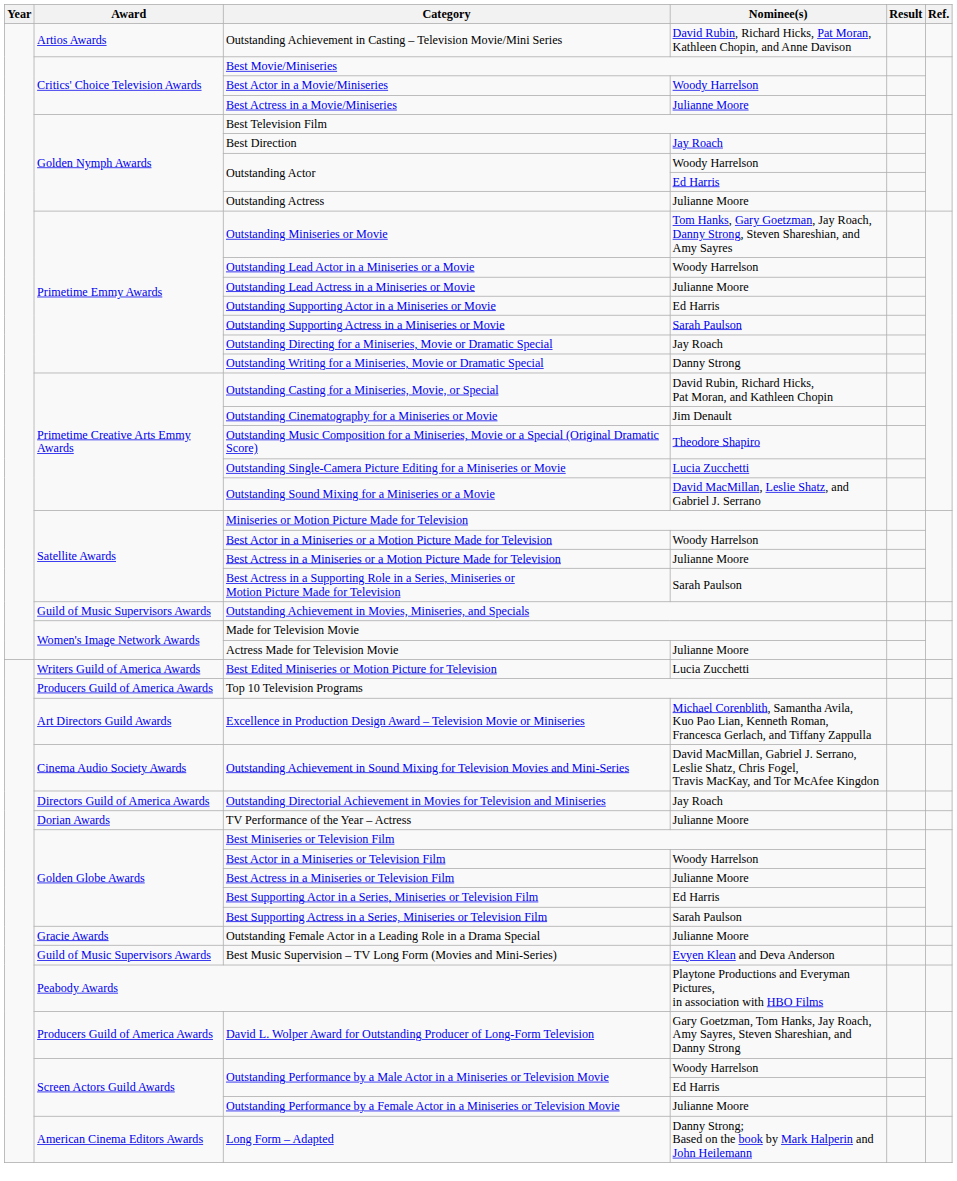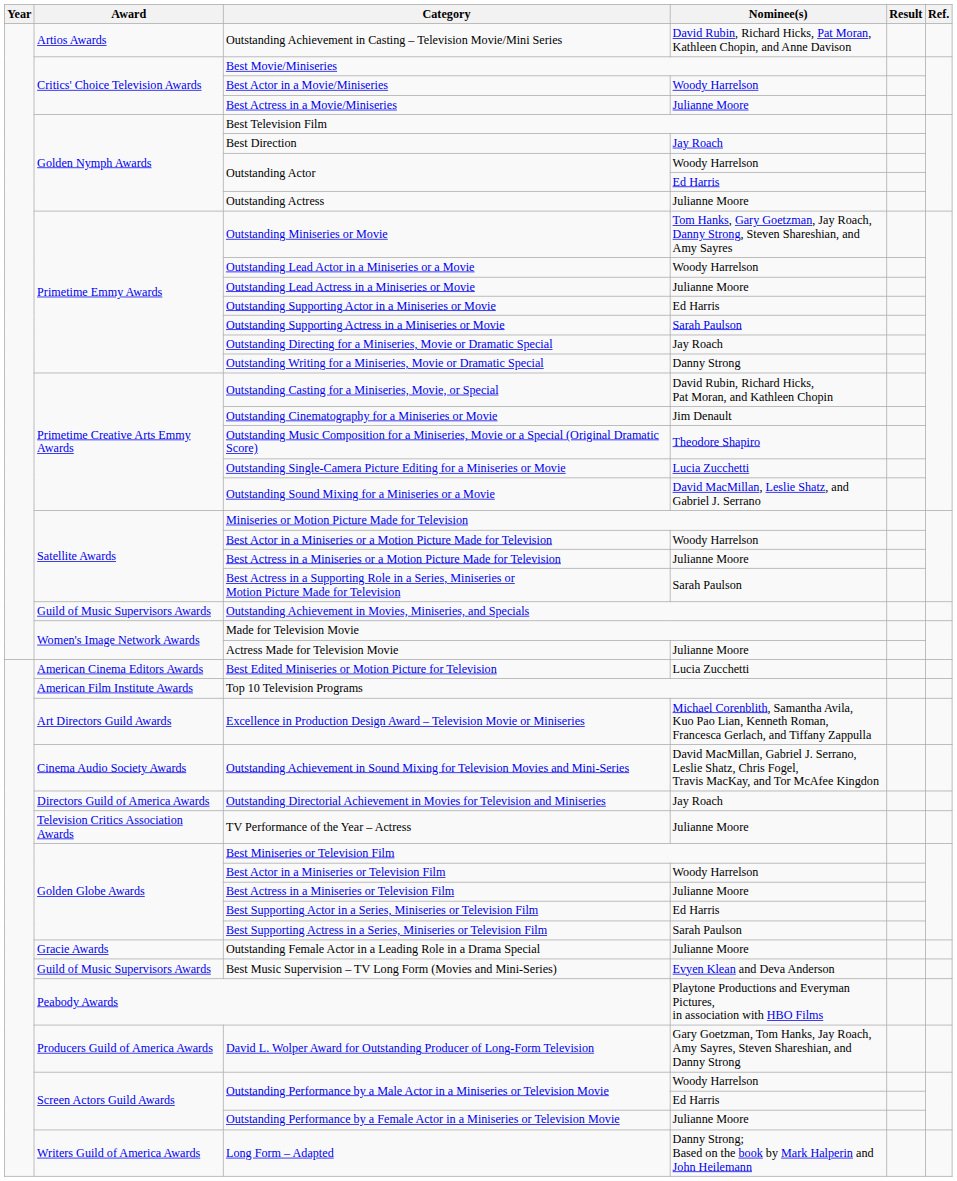(119, 669) Writers Guild of America Awards -> (120, 669) American Cinema Editors Awards
(125, 688) Producers Guild of America Awards -> (115, 688) American Film Institute Awards
(74, 820) Dorian Awards -> (110, 827) Television Critics Association Awards
(120, 1139) American Cinema Editors Awards -> (119, 1153) Writers Guild of America Awards
